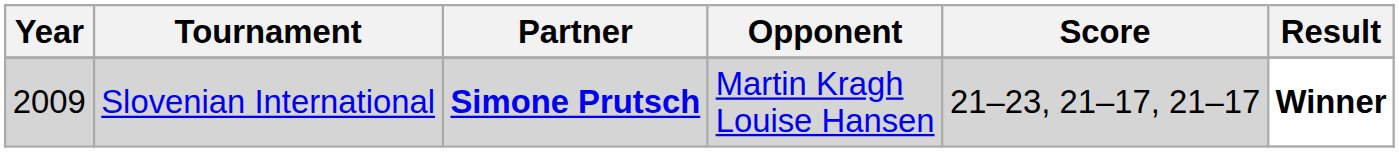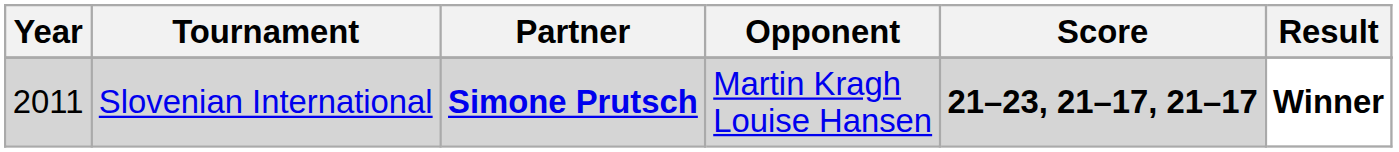(49, 102) 2009 -> (48, 102) 2011
(1105, 102) normal -> (1103, 102) bold
